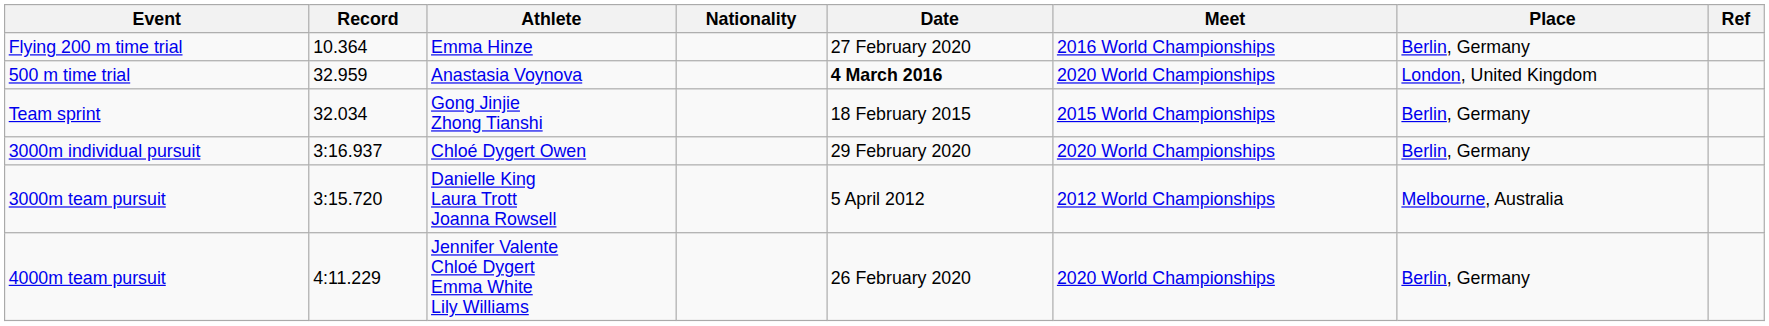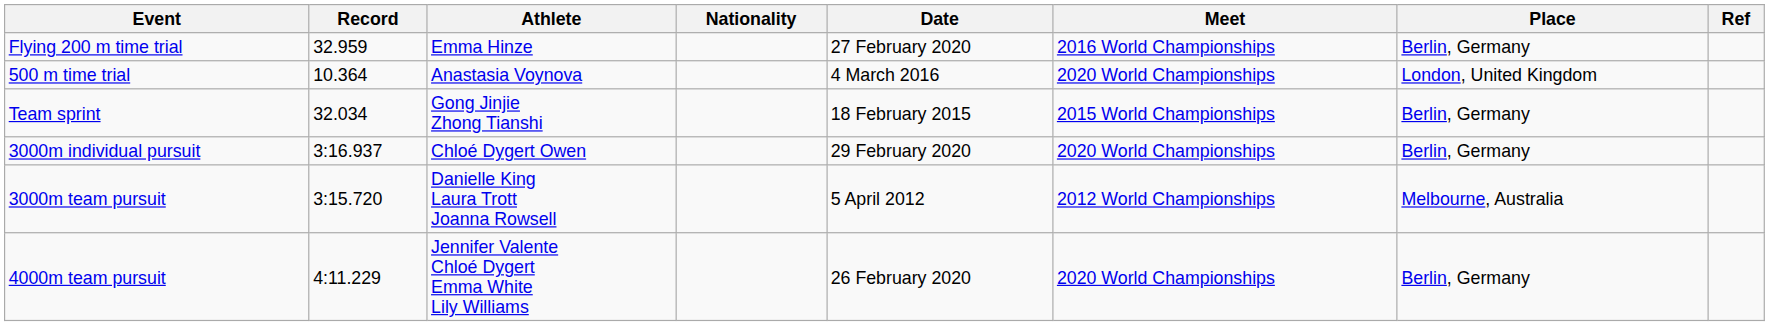(340, 47) 10.364 -> (340, 47) 32.959
(340, 75) 32.959 -> (340, 75) 10.364
(886, 75) bold -> (885, 75) normal
